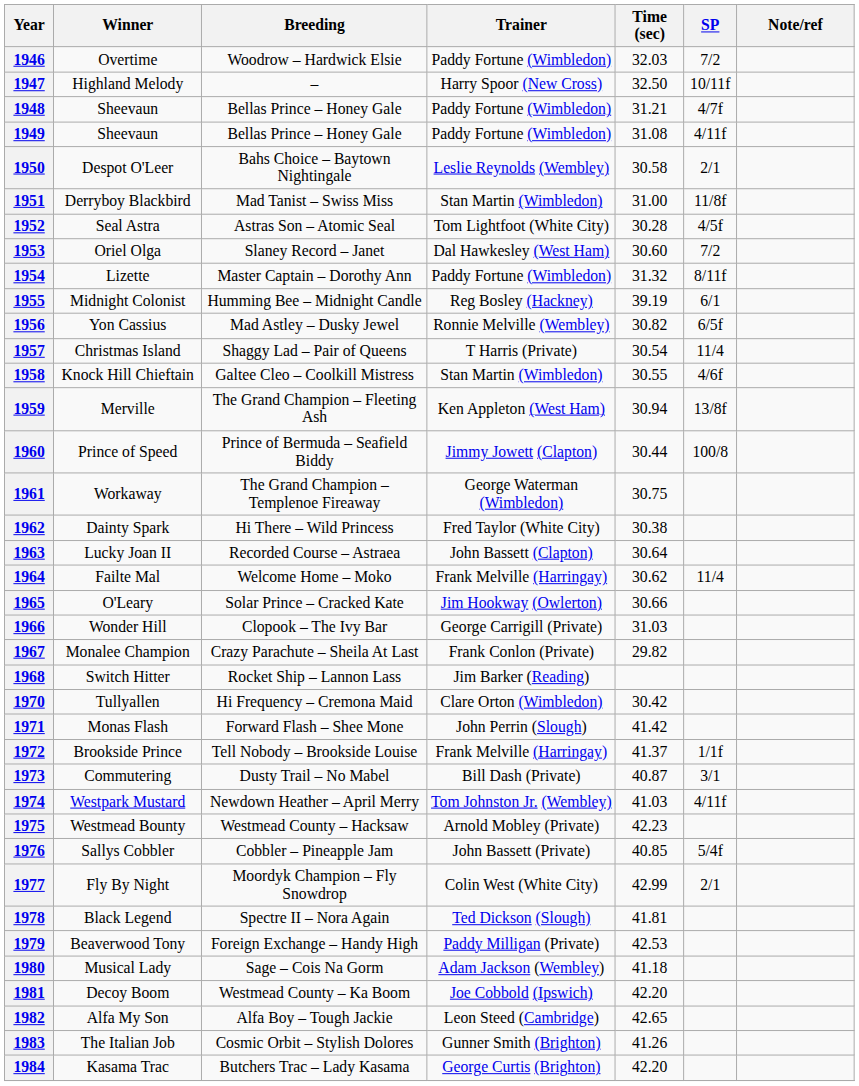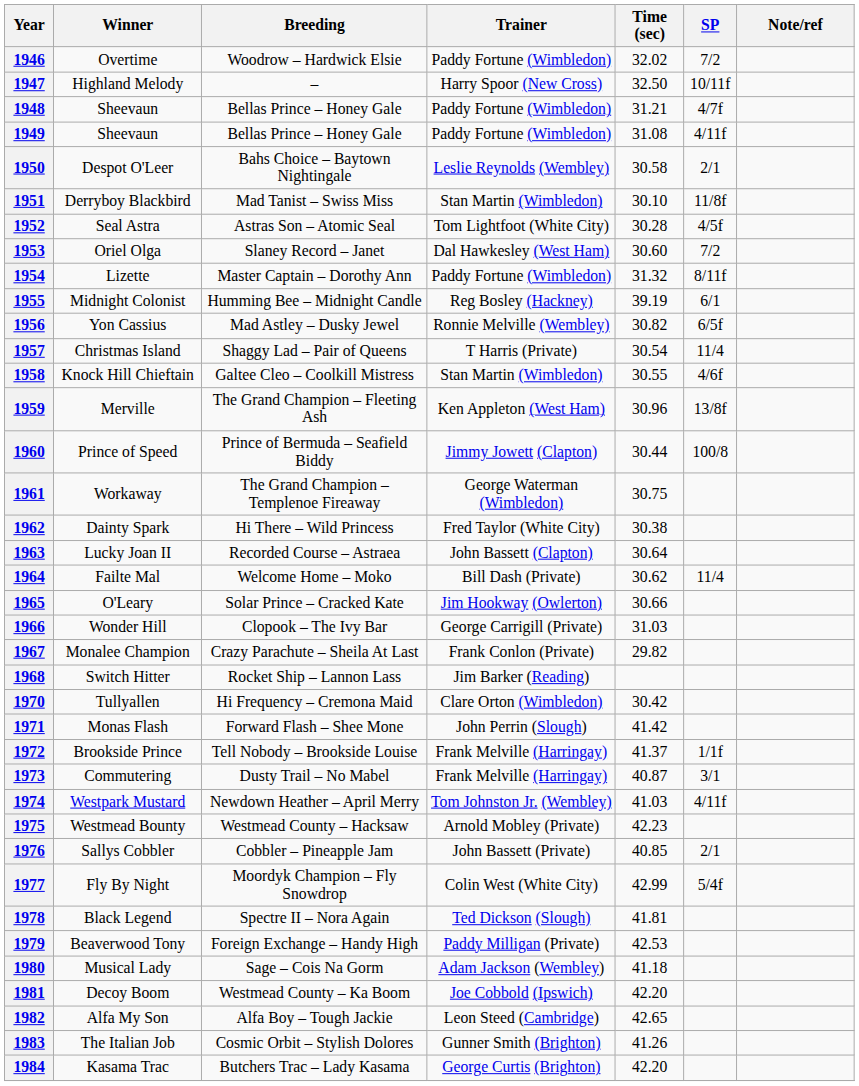(650, 59) 32.03 -> (650, 59) 32.02
(650, 201) 31.00 -> (650, 201) 30.10
(650, 409) 30.94 -> (650, 409) 30.96
(521, 577) Frank Melville (Harringay) -> (521, 577) Bill Dash (Private)
(521, 776) Bill Dash (Private) -> (521, 776) Frank Melville (Harringay)
(710, 851) 5/4f -> (710, 851) 2/1
(710, 884) 2/1 -> (710, 884) 5/4f
